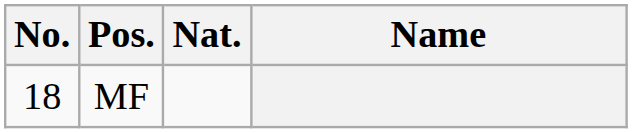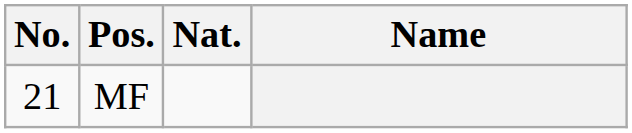(42, 95) 18 -> (42, 95) 21
